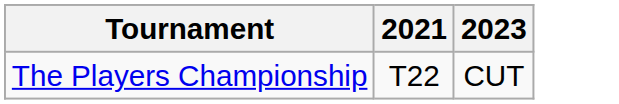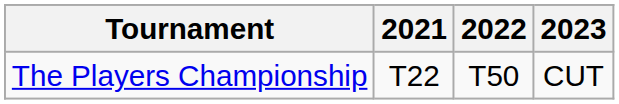+ column: (494, 29)
